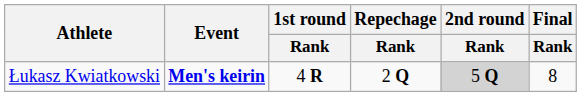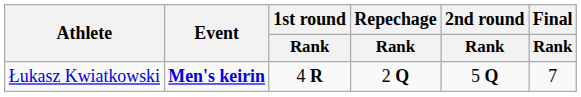(485, 76) lightgrey background -> (485, 76) no background
(553, 76) 8 -> (553, 76) 7
